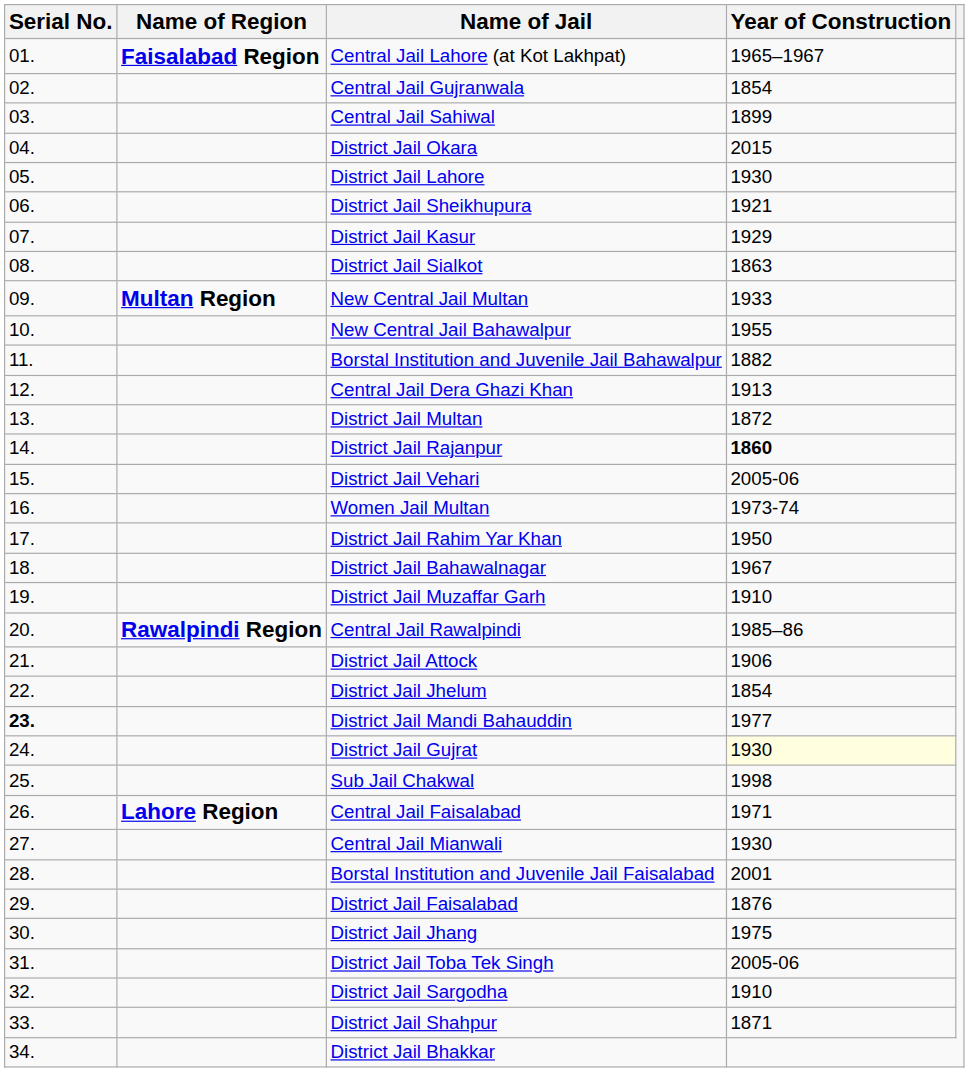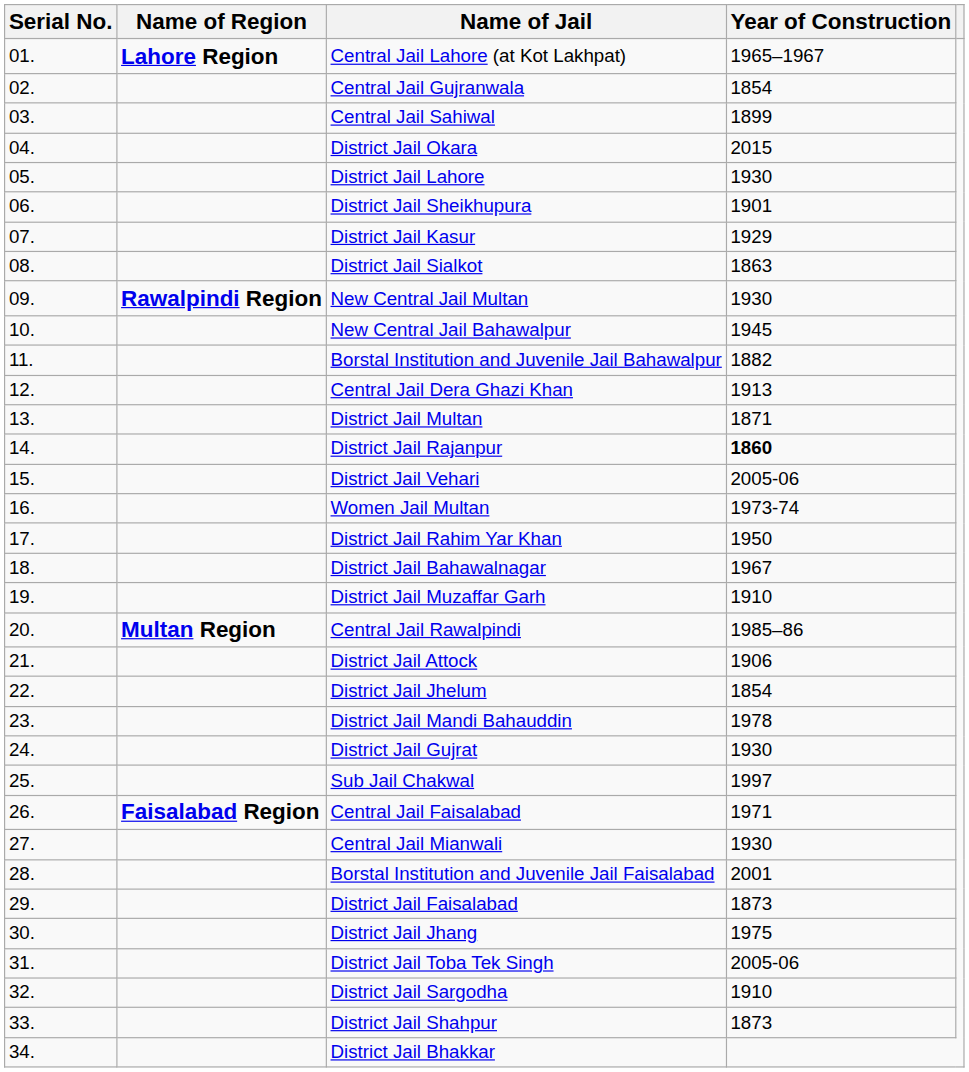(220, 56) Faisalabad Region -> (200, 56) Lahore Region
(751, 206) 1921 -> (751, 206) 1901
(198, 298) Multan Region -> (222, 298) Rawalpindi Region
(751, 298) 1933 -> (751, 298) 1930
(751, 330) 1955 -> (751, 330) 1945
(751, 419) 1872 -> (751, 419) 1871
(222, 629) Rawalpindi Region -> (198, 629) Multan Region
(22, 720) bold -> (22, 720) normal
(751, 720) 1977 -> (751, 720) 1978
(751, 750) lightyellow background -> (751, 750) no background
(751, 780) 1998 -> (751, 780) 1997
(200, 812) Lahore Region -> (220, 812) Faisalabad Region
(751, 903) 1876 -> (751, 903) 1873
(751, 1022) 1871 -> (751, 1022) 1873
